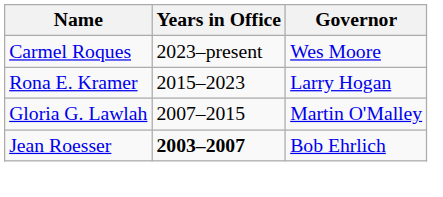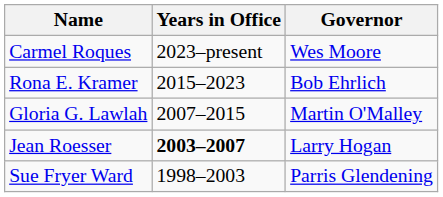(341, 82) Larry Hogan -> (338, 82) Bob Ehrlich
(338, 144) Bob Ehrlich -> (341, 144) Larry Hogan
+ row: (71, 176)
